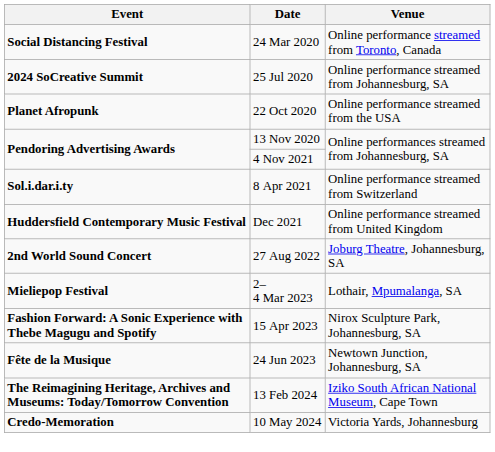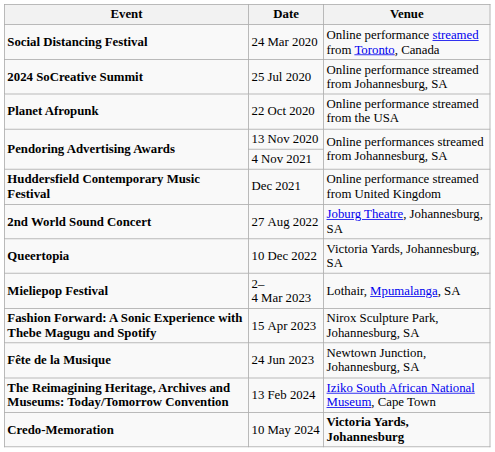- row: (282, 186)
+ row: (284, 256)
(403, 422) normal -> (368, 429) bold
